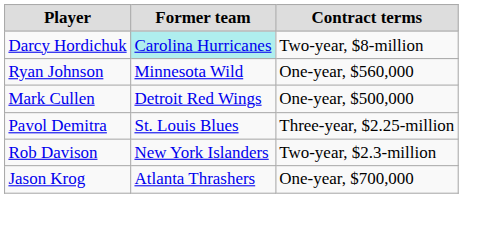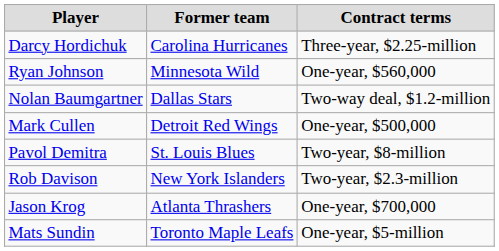(203, 44) paleturquoise background -> (219, 44) no background
(351, 44) Two-year, $8-million -> (389, 44) Three-year, $2.25-million
+ row: (76, 98)
(367, 125) Three-year, $2.25-million -> (373, 152) Two-year, $8-million
+ row: (52, 233)
